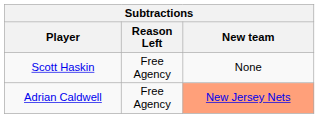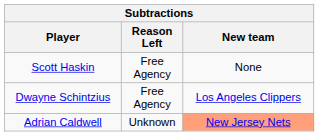+ row: (63, 98)
(152, 98) Free Agency -> (152, 122) Unknown
